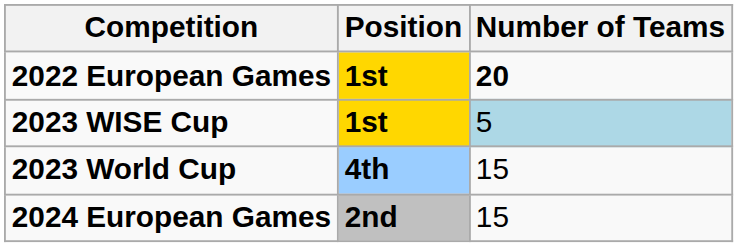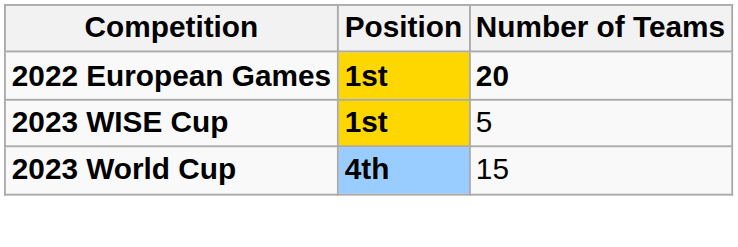(484, 122) lightblue background -> (484, 122) no background
- row: (171, 216)
